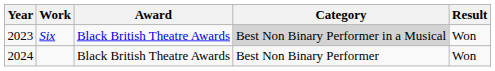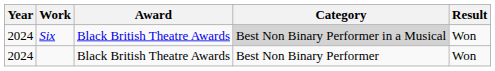(20, 35) 2023 -> (20, 35) 2024
